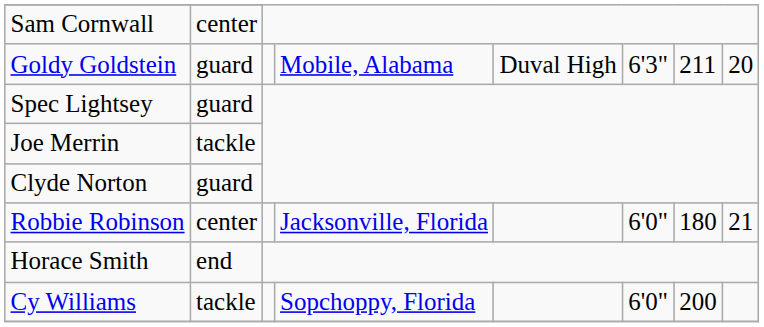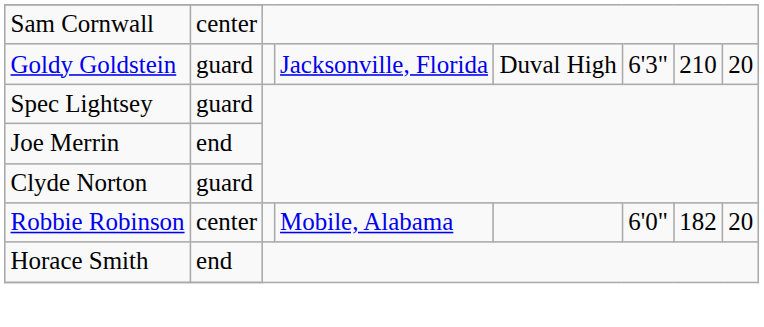(367, 63) Mobile, Alabama -> (384, 63) Jacksonville, Florida
(698, 63) 211 -> (698, 63) 210
(226, 143) tackle -> (214, 143) end
(384, 222) Jacksonville, Florida -> (367, 222) Mobile, Alabama
(698, 222) 180 -> (698, 222) 182
(741, 222) 21 -> (741, 222) 20
- row: (73, 301)
